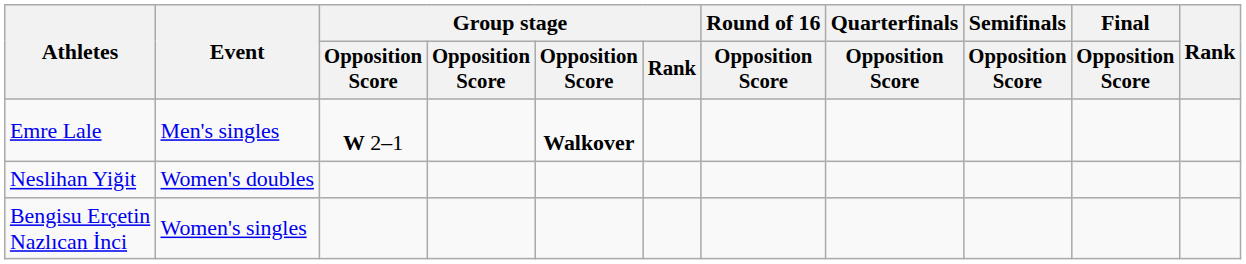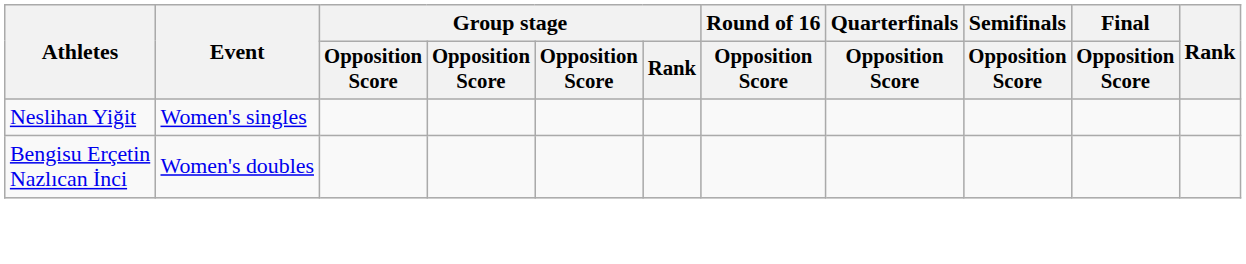- row: (56, 130)
(237, 179) Women's doubles -> (234, 117) Women's singles
(234, 228) Women's singles -> (237, 166) Women's doubles
